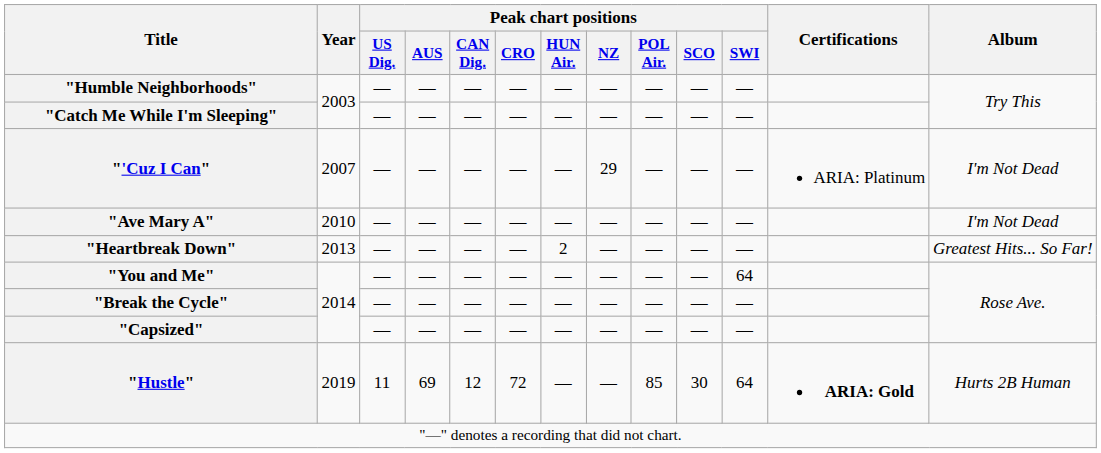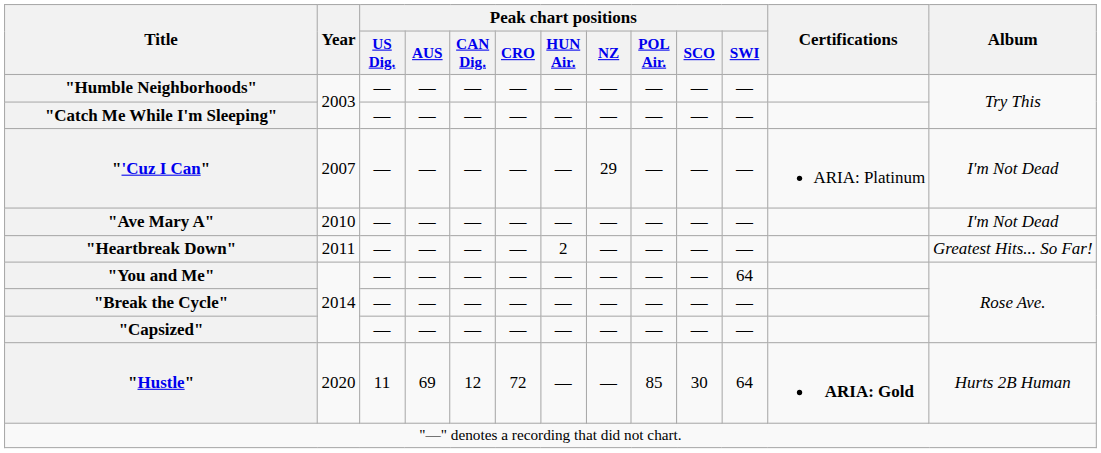(338, 248) 2013 -> (338, 248) 2011
(338, 382) 2019 -> (338, 382) 2020
